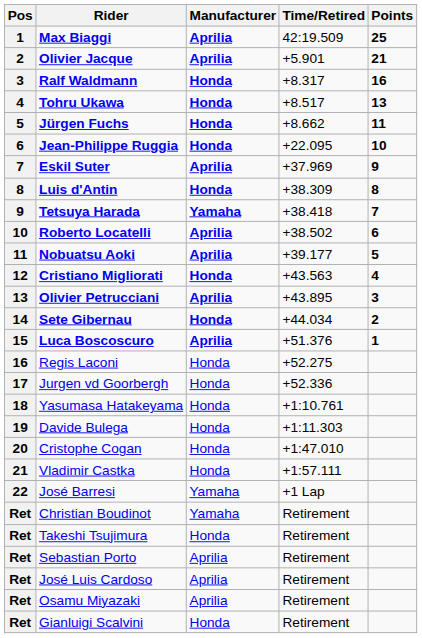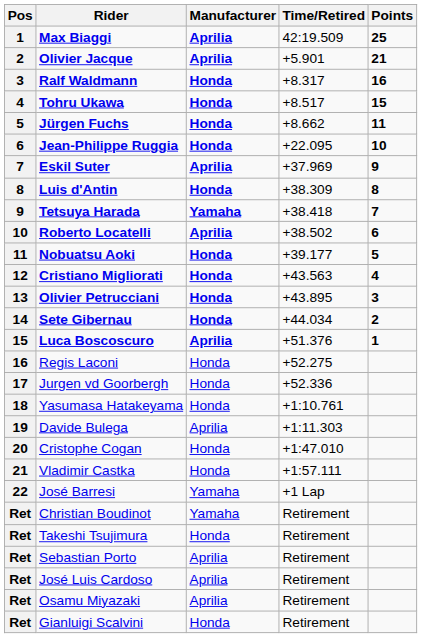(379, 102) 13 -> (379, 102) 15
(211, 254) Aprilia -> (211, 254) Honda
(211, 297) Aprilia -> (211, 297) Honda
(210, 427) Honda -> (209, 427) Aprilia
